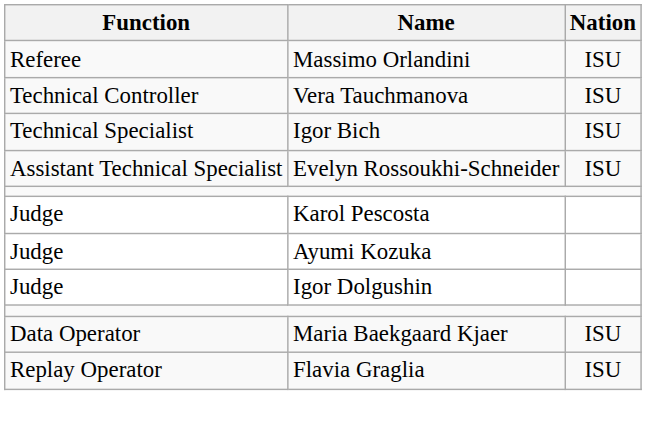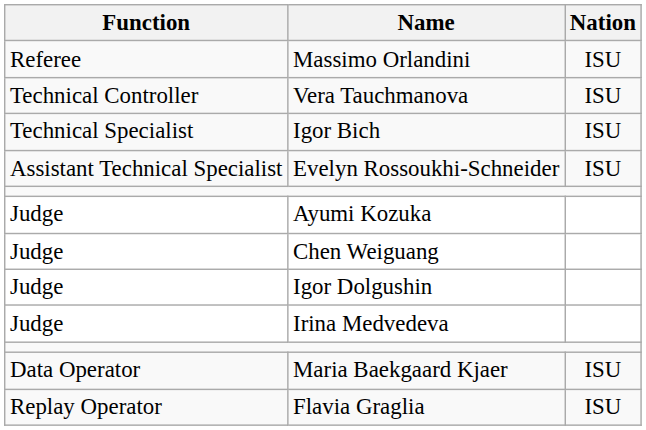- row: (37, 214)
+ row: (37, 250)
+ row: (37, 323)
